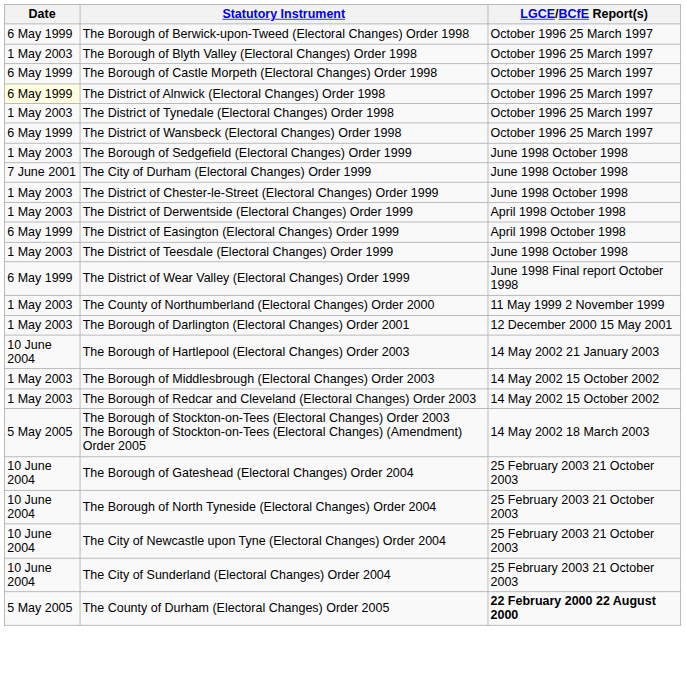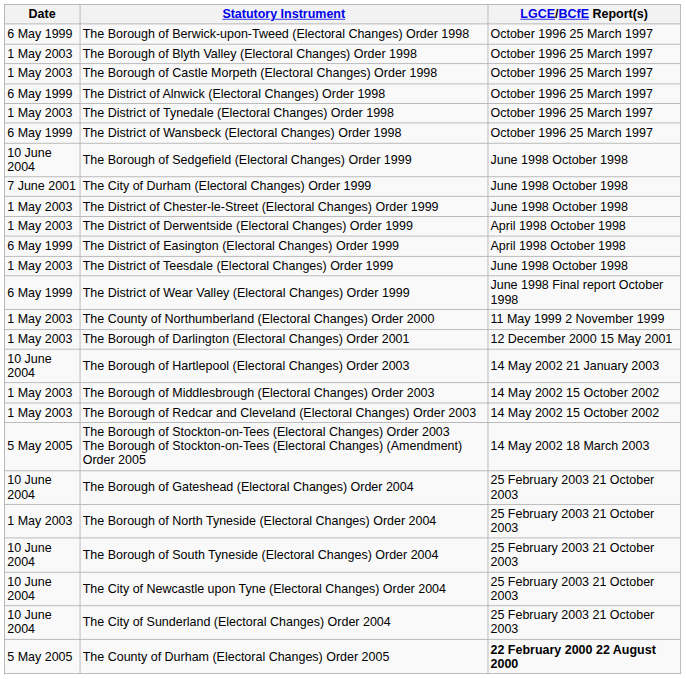(40, 73) 6 May 1999 -> (40, 73) 1 May 2003
(40, 93) lightyellow background -> (40, 93) no background
(40, 152) 1 May 2003 -> (29, 159) 10 June 2004
(29, 507) 10 June 2004 -> (40, 521) 1 May 2003
+ row: (261, 555)
